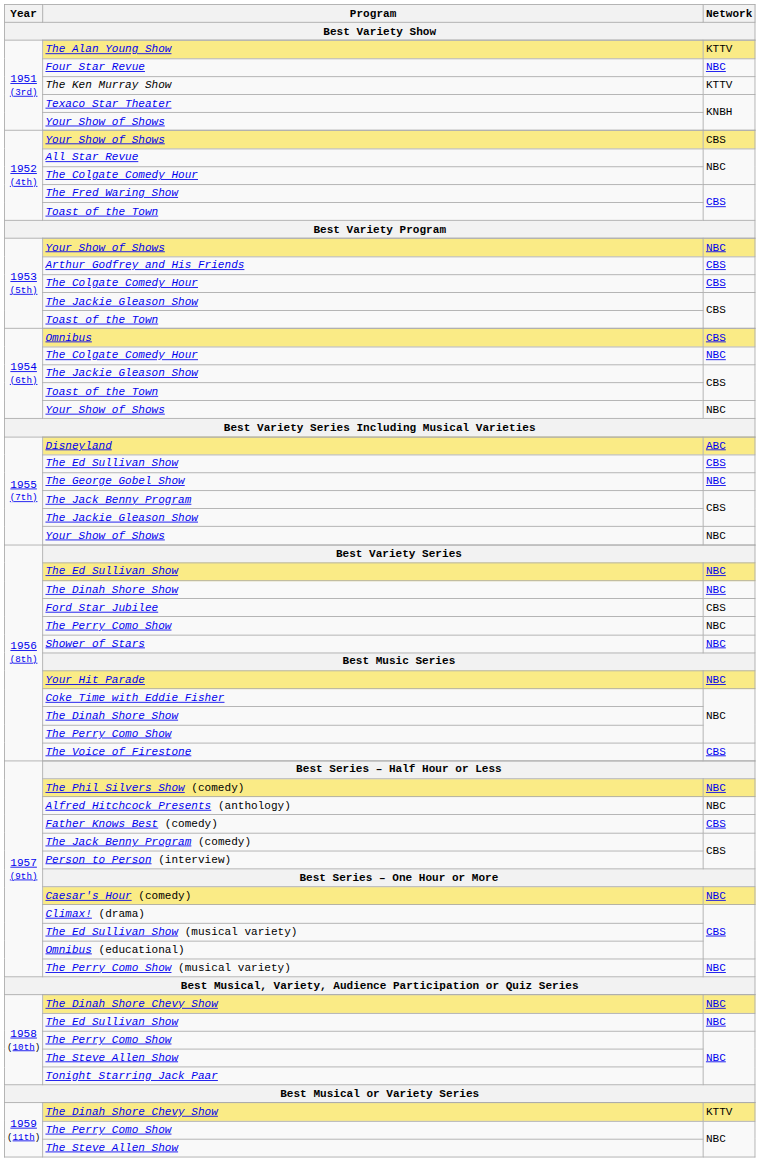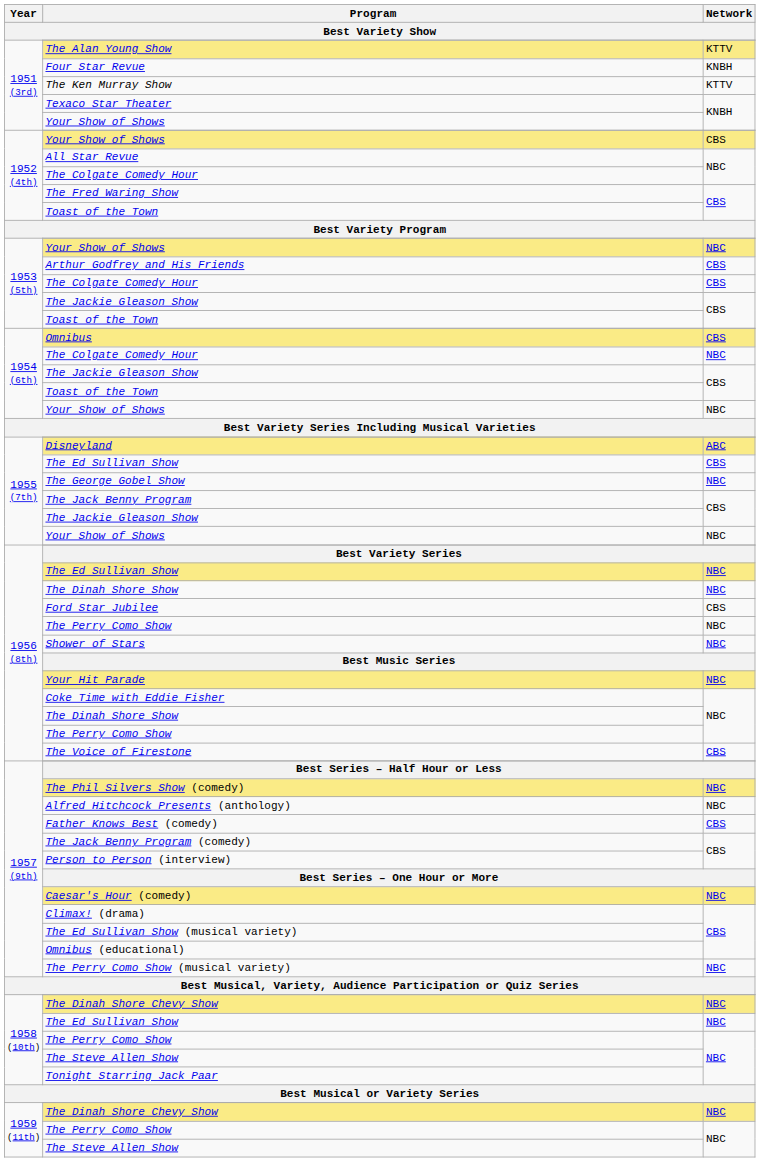(716, 67) NBC -> (719, 67) KNBH
(719, 1112) KTTV -> (716, 1112) NBC
